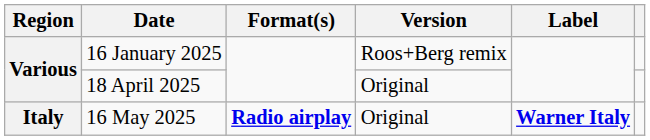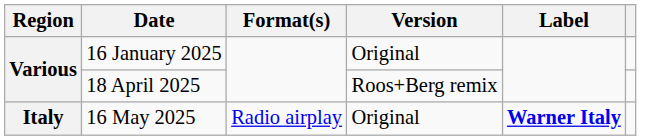(434, 53) Roos+Berg remix -> (386, 53) Original
(395, 85) Original -> (424, 85) Roos+Berg remix
(291, 118) bold -> (287, 118) normal
